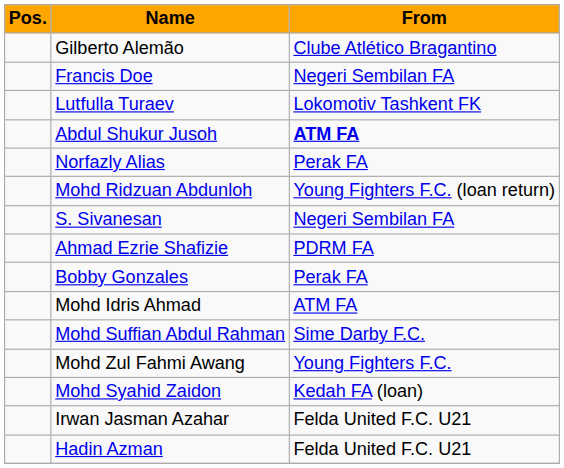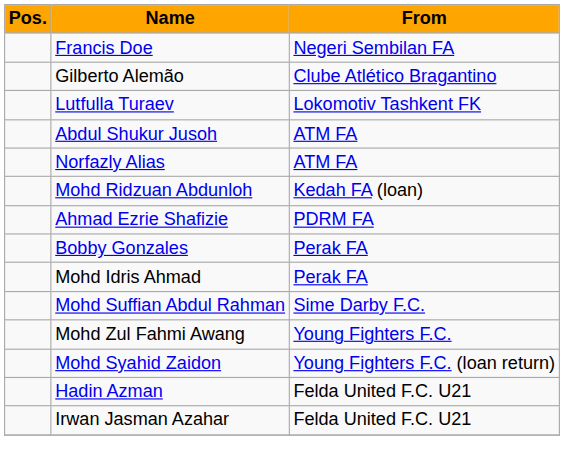rows swapped: (120, 47) <-> (104, 76)
(326, 133) bold -> (325, 133) normal
(331, 162) Perak FA -> (325, 162) ATM FA
(424, 190) Young Fighters F.C. (loan return) -> (358, 190) Kedah FA (loan)
- row: (109, 219)
(325, 305) ATM FA -> (331, 276) Perak FA
(358, 391) Kedah FA (loan) -> (424, 362) Young Fighters F.C. (loan return)
rows swapped: (109, 448) <-> (142, 420)
